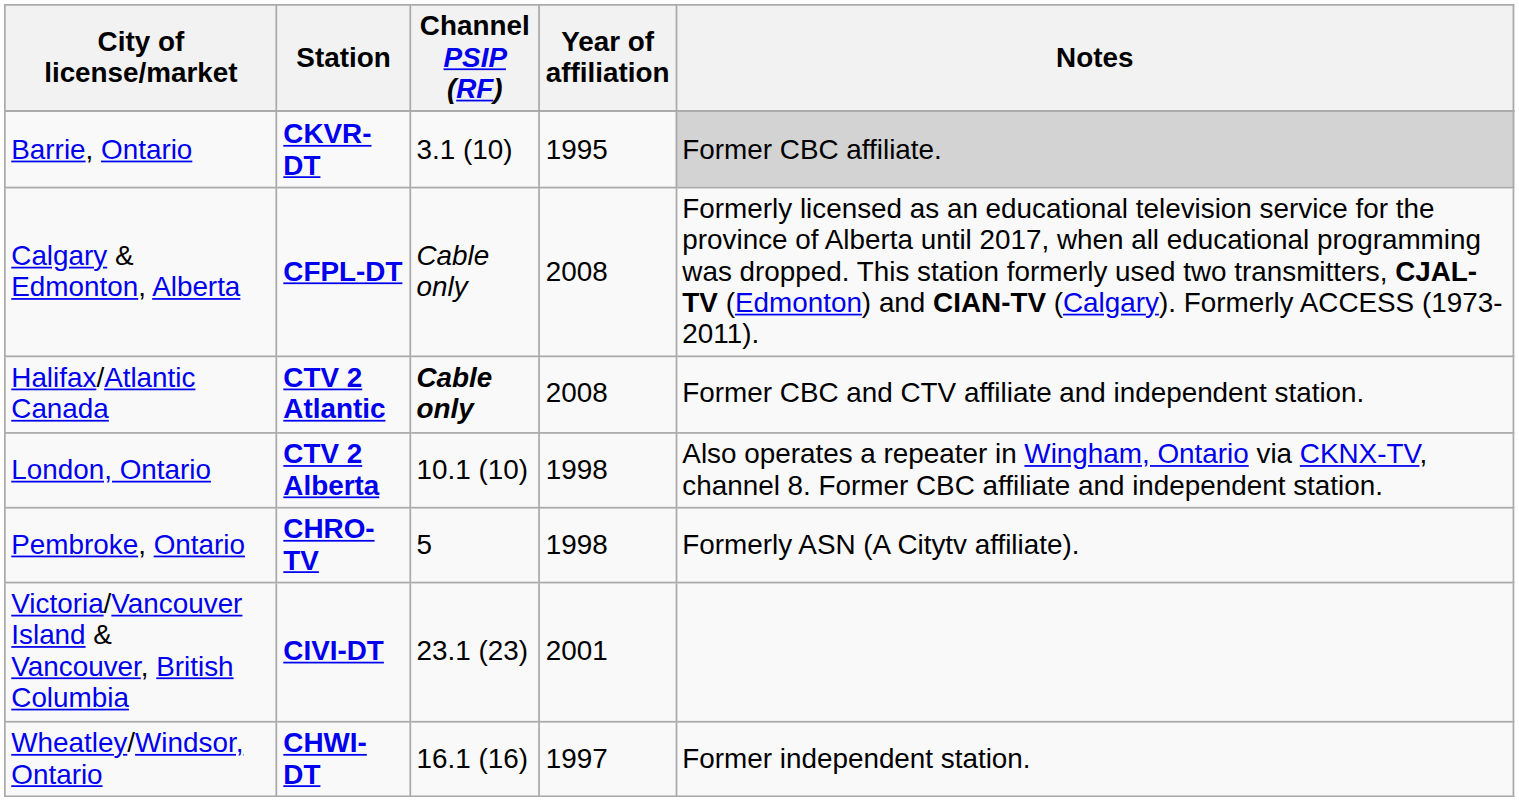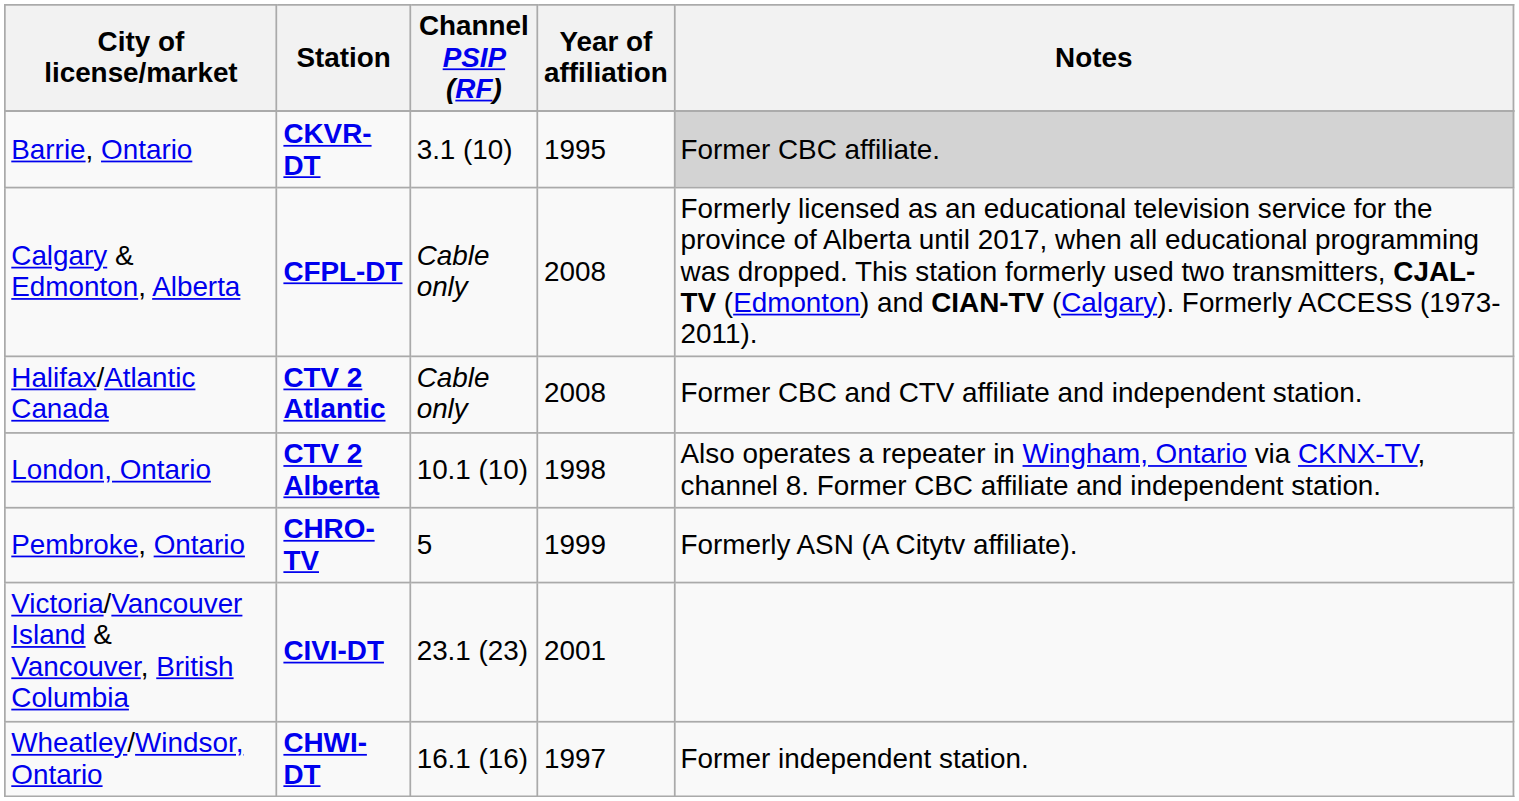(454, 393) bold -> (453, 393) normal
(577, 544) 1998 -> (575, 544) 1999
